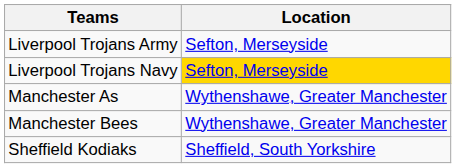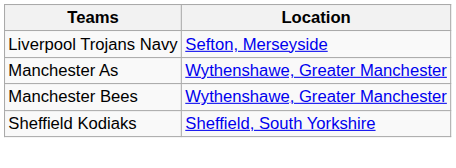- row: (93, 44)
(257, 70) gold background -> (257, 44) no background
